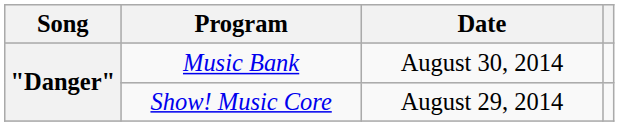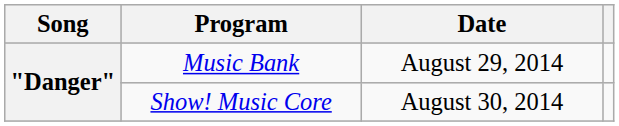(482, 62) August 30, 2014 -> (482, 62) August 29, 2014
(482, 101) August 29, 2014 -> (482, 101) August 30, 2014
